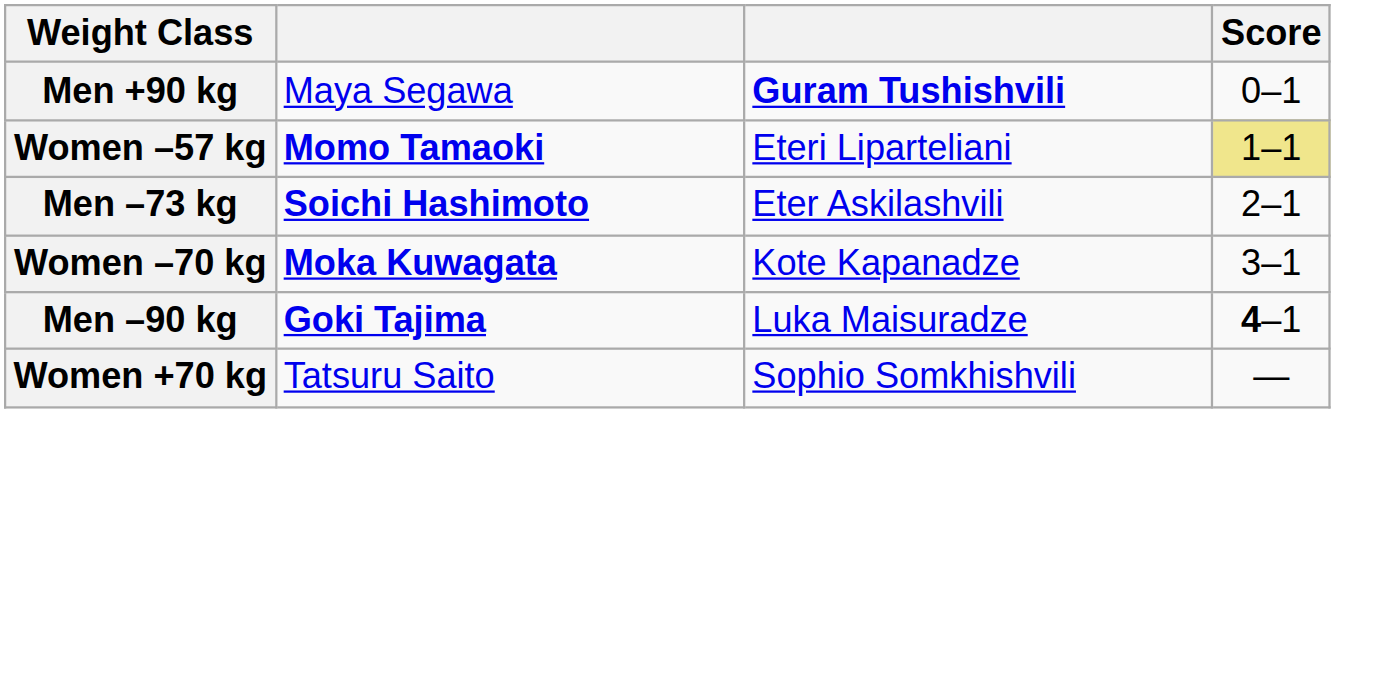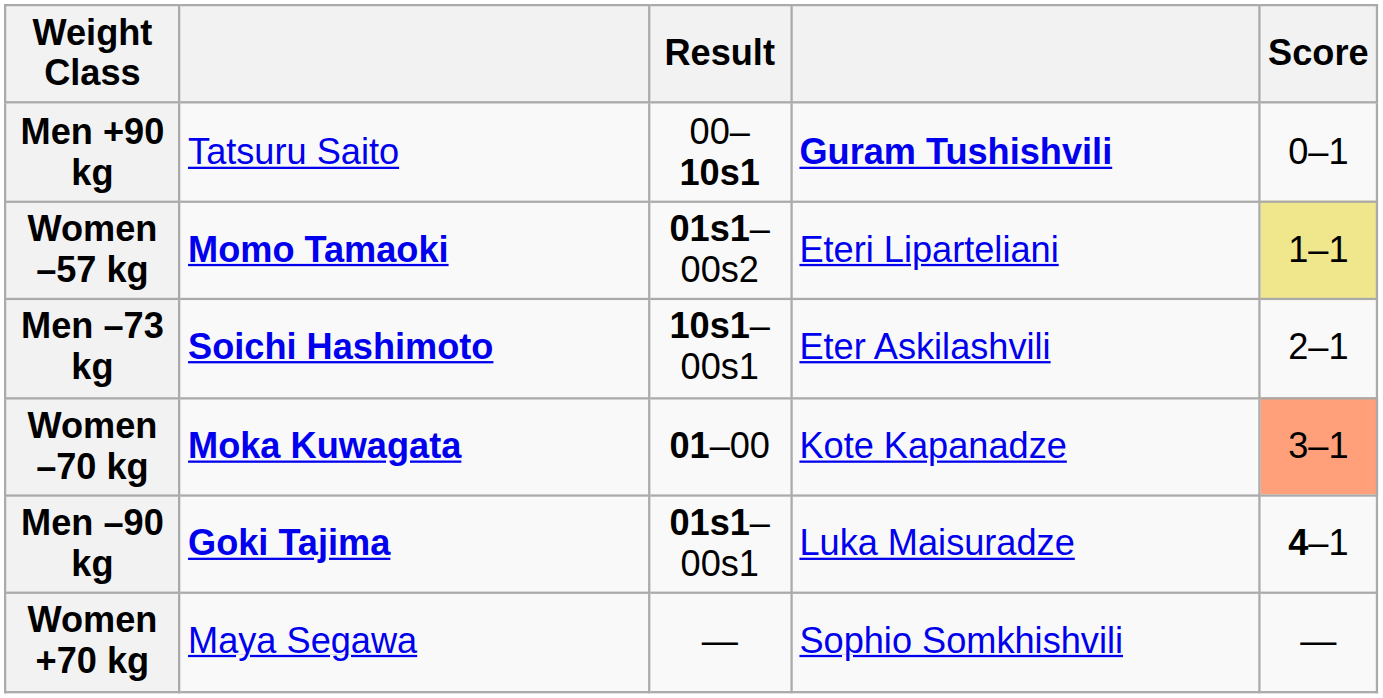+ column: (720, 53)
(398, 90) Maya Segawa -> (294, 151) Tatsuru Saito
(1271, 262) no background -> (1318, 445) lightsalmon background
(389, 377) Tatsuru Saito -> (303, 641) Maya Segawa
